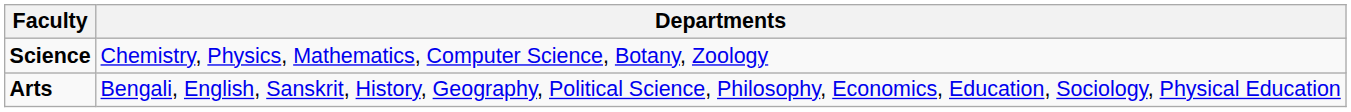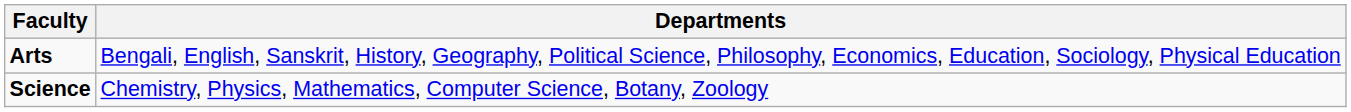rows swapped: (50, 55) <-> (31, 89)
